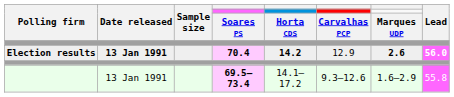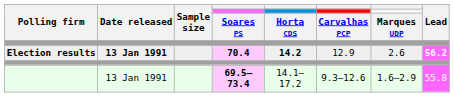(397, 53) bold -> (397, 53) normal
(436, 53) 56.0 -> (436, 53) 56.2
